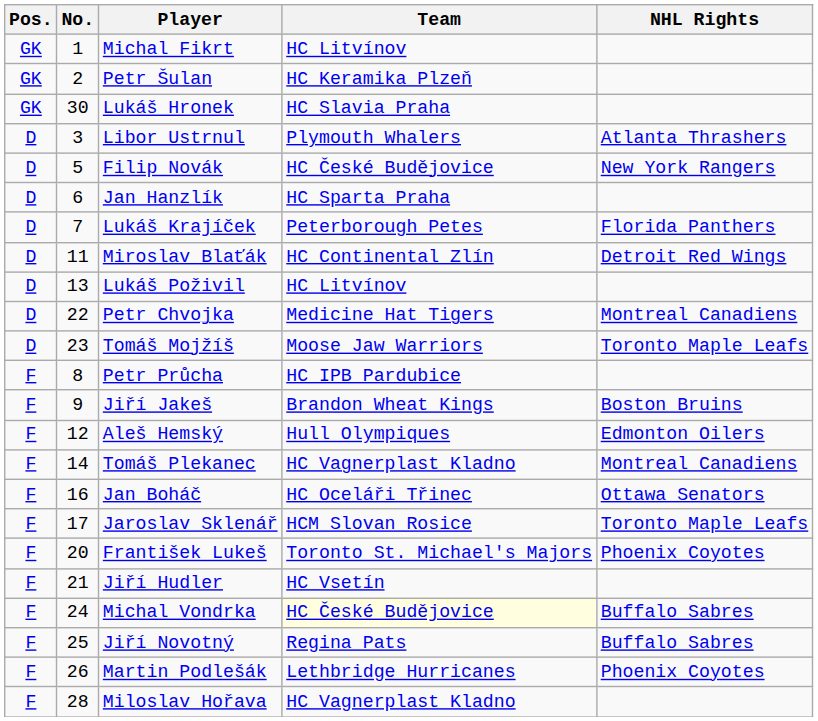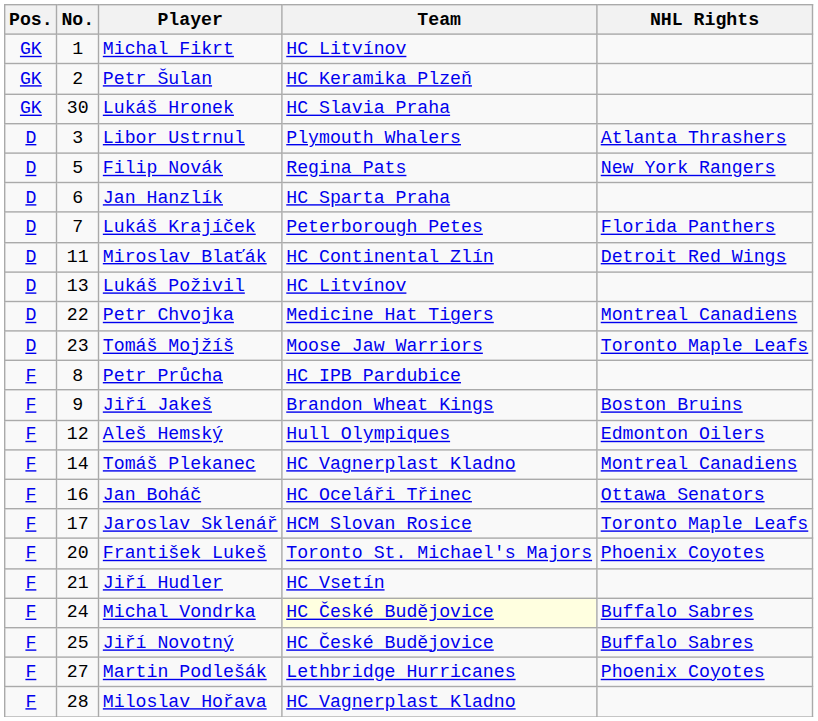(390, 168) HC České Budějovice -> (346, 168) Regina Pats
(346, 642) Regina Pats -> (390, 642) HC České Budějovice
(78, 672) 26 -> (78, 672) 27
